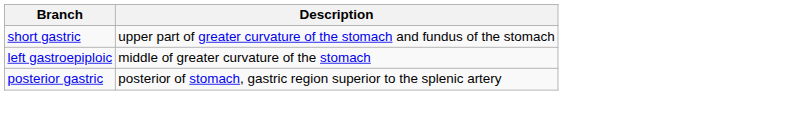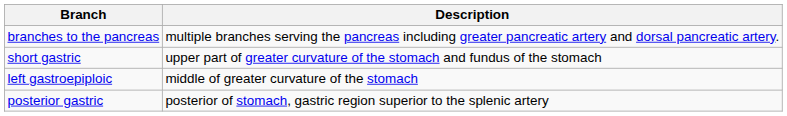+ row: (83, 36)
